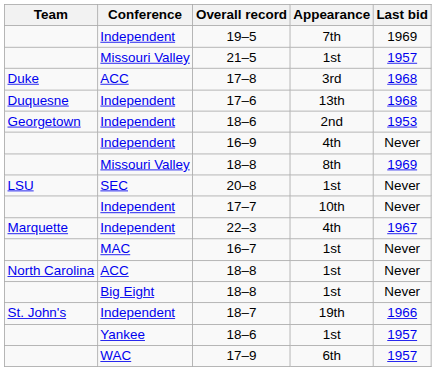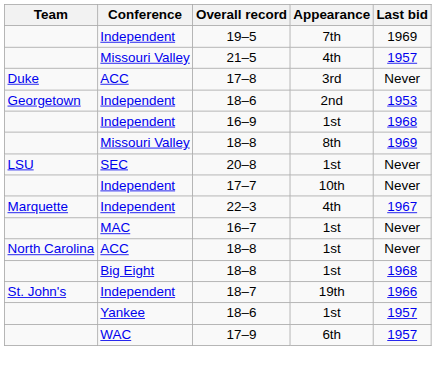(332, 57) 1st -> (332, 57) 4th
(402, 79) 1968 -> (402, 79) Never
- row: (138, 100)
(332, 143) 4th -> (332, 121) 1st
(402, 143) Never -> (402, 121) 1968
(402, 292) Never -> (402, 270) 1968
